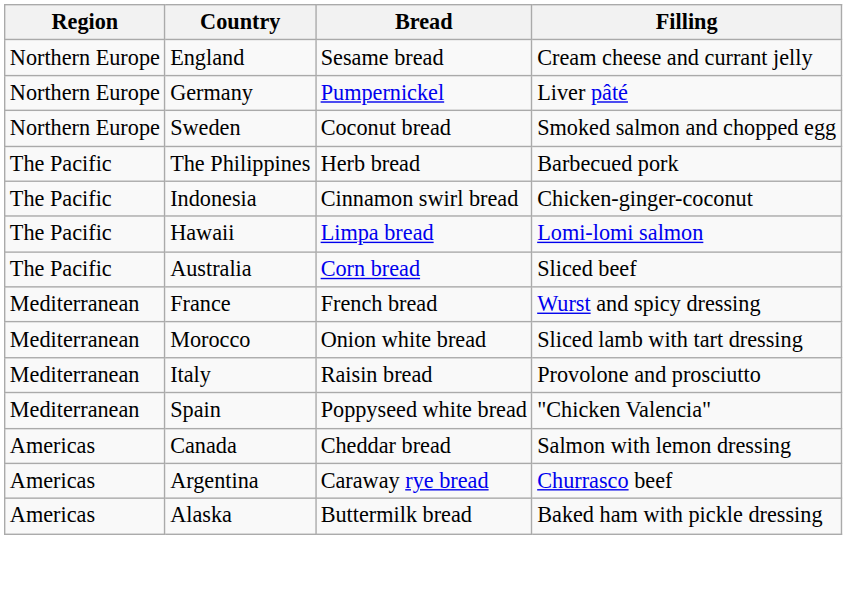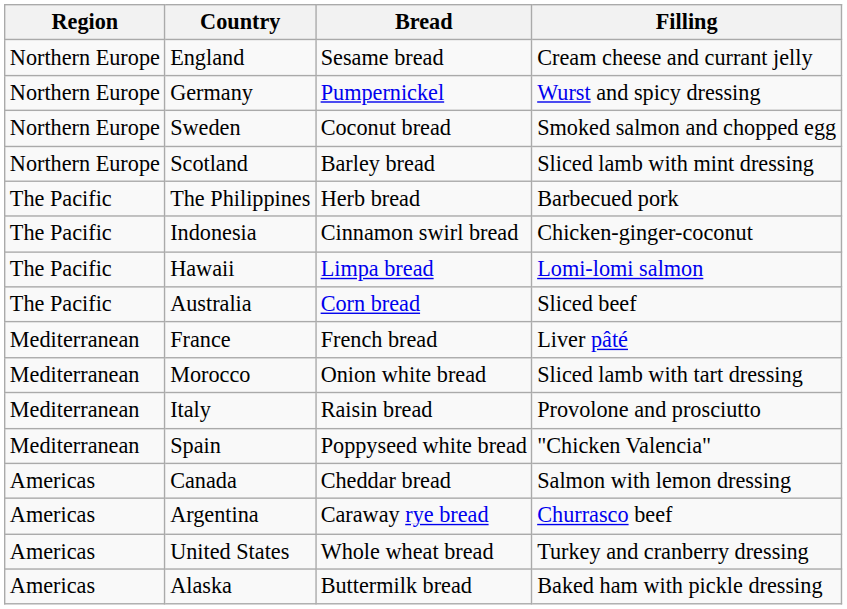(583, 92) Liver pâté -> (649, 92) Wurst and spicy dressing
+ row: (209, 163)
(649, 304) Wurst and spicy dressing -> (583, 339) Liver pâté
+ row: (230, 551)
